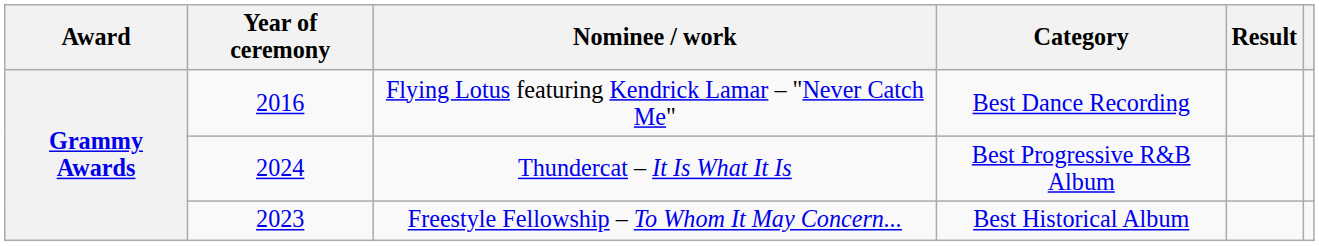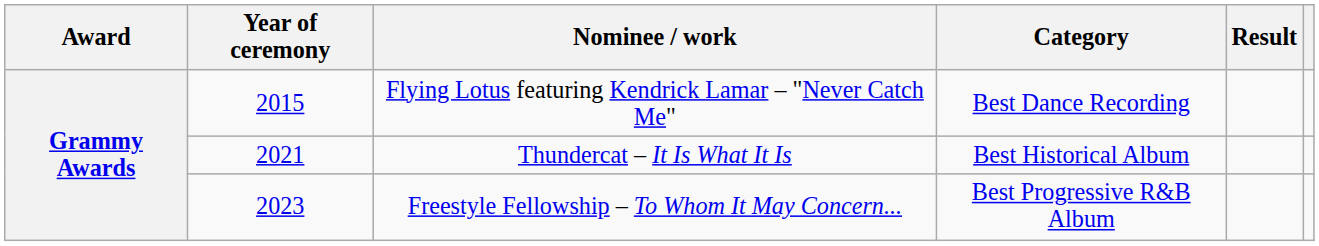(280, 102) 2016 -> (280, 102) 2015
(280, 168) 2024 -> (280, 154) 2021
(1081, 168) Best Progressive R&B Album -> (1081, 154) Best Historical Album
(1081, 220) Best Historical Album -> (1081, 206) Best Progressive R&B Album
